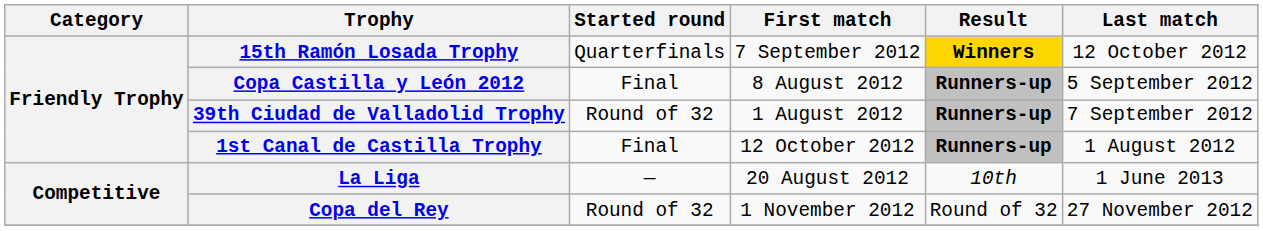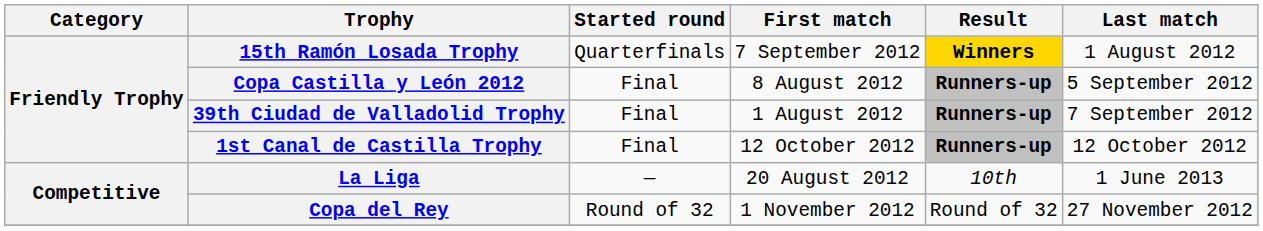(1160, 52) 12 October 2012 -> (1160, 52) 1 August 2012
(650, 115) Round of 32 -> (650, 115) Final
(1160, 147) 1 August 2012 -> (1160, 147) 12 October 2012
